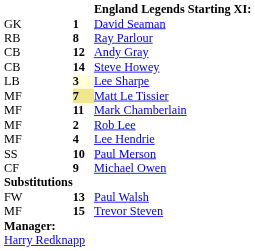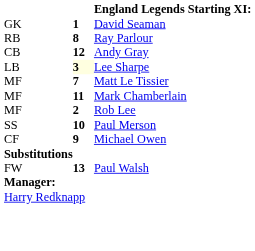- row: (12, 67)
(76, 96) khaki background -> (76, 81) no background
- row: (13, 139)
- row: (13, 211)
